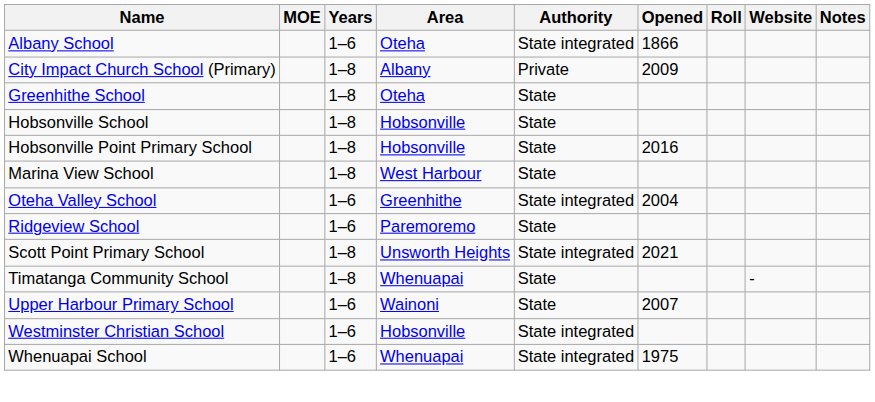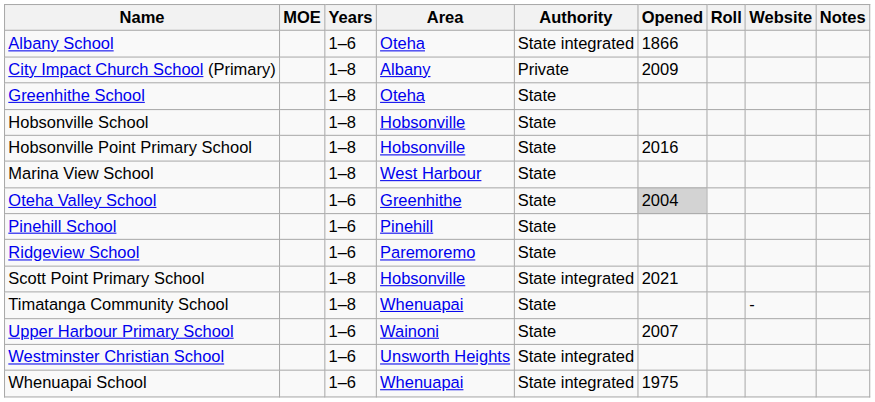(576, 200) State integrated -> (537, 200) State
(660, 200) no background -> (660, 200) lightgrey background
+ row: (62, 226)
(445, 252) Unsworth Heights -> (423, 278) Hobsonville
(423, 331) Hobsonville -> (445, 357) Unsworth Heights
